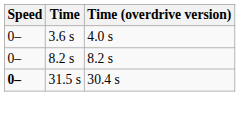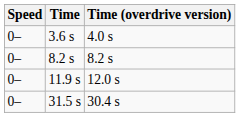+ row: (65, 79)
(14, 79) bold -> (14, 101) normal
